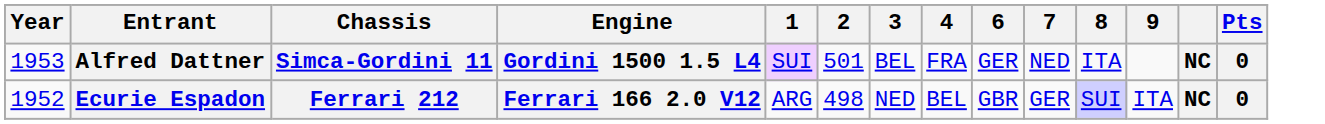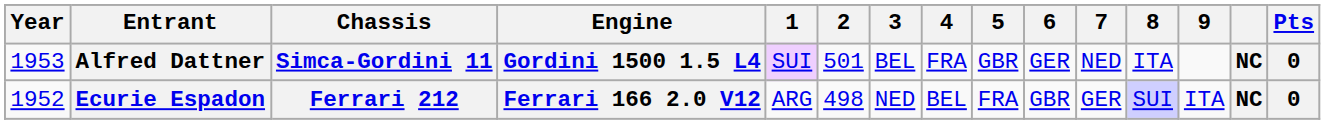+ column: (998, 24)
